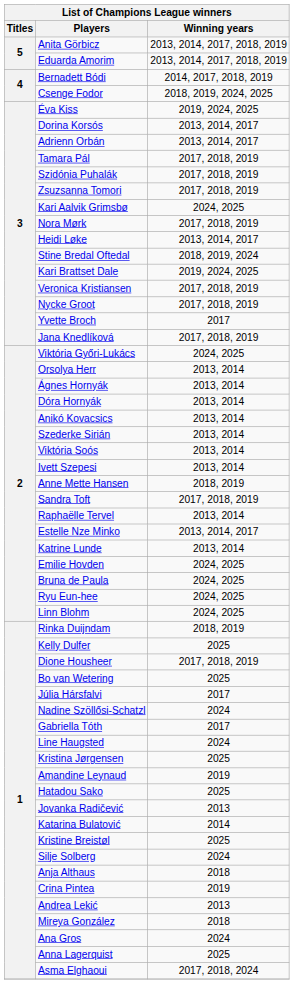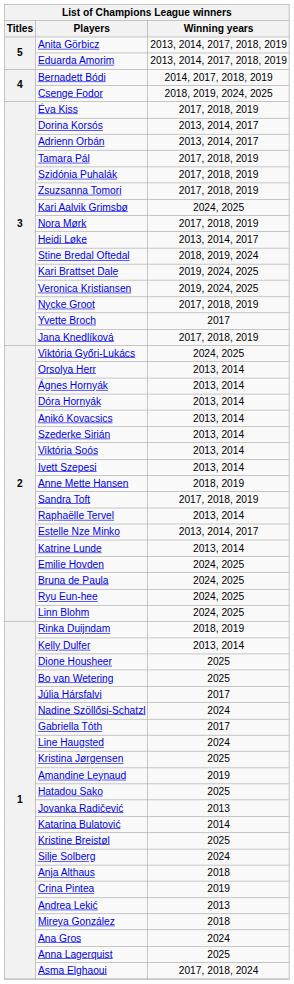(219, 110) 2019, 2024, 2025 -> (219, 110) 2017, 2018, 2019
(219, 288) 2017, 2018, 2019 -> (219, 288) 2019, 2024, 2025
(219, 645) 2025 -> (219, 645) 2013, 2014
(219, 662) 2017, 2018, 2019 -> (219, 662) 2025
